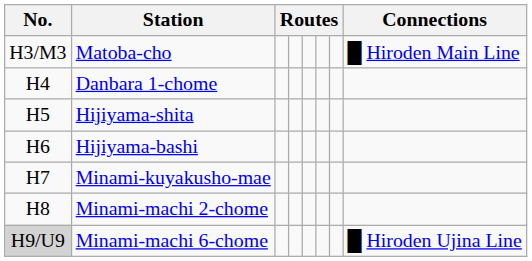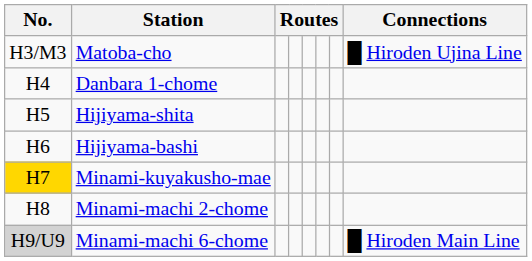(434, 51) █ Hiroden Main Line -> (435, 51) █ Hiroden Ujina Line
(38, 177) no background -> (38, 177) gold background
(435, 240) █ Hiroden Ujina Line -> (434, 240) █ Hiroden Main Line
